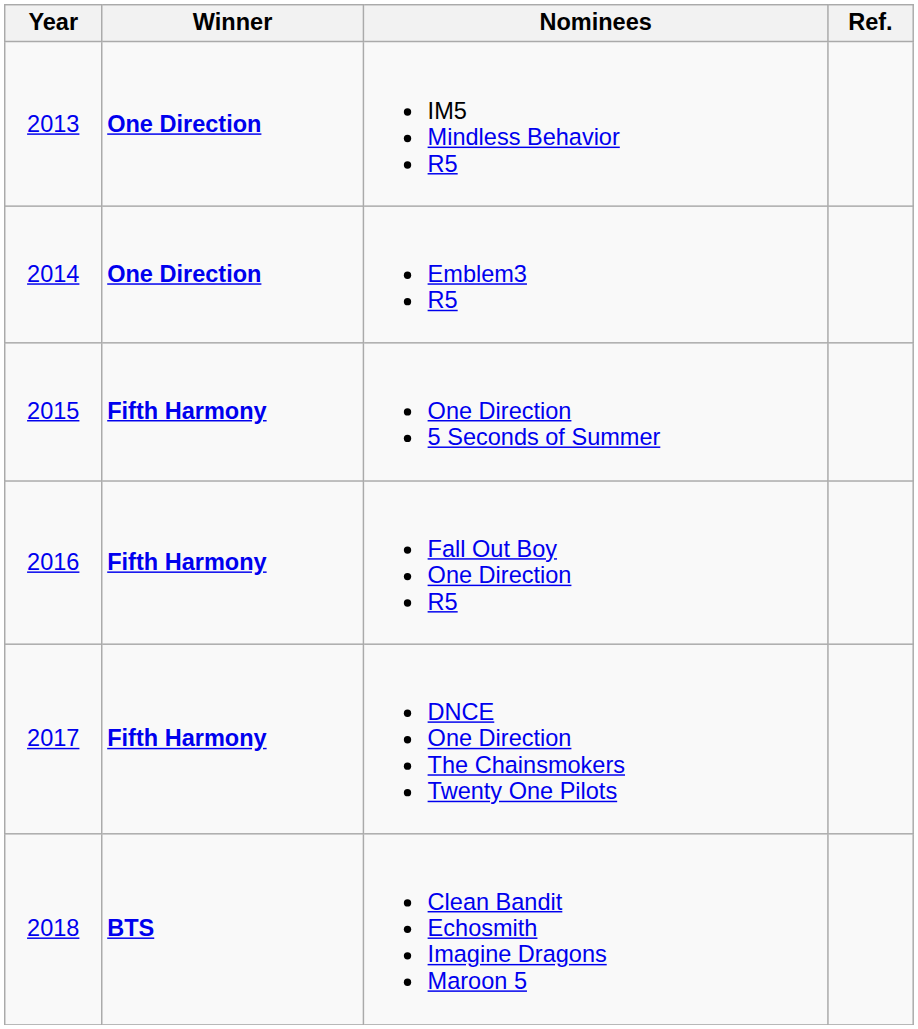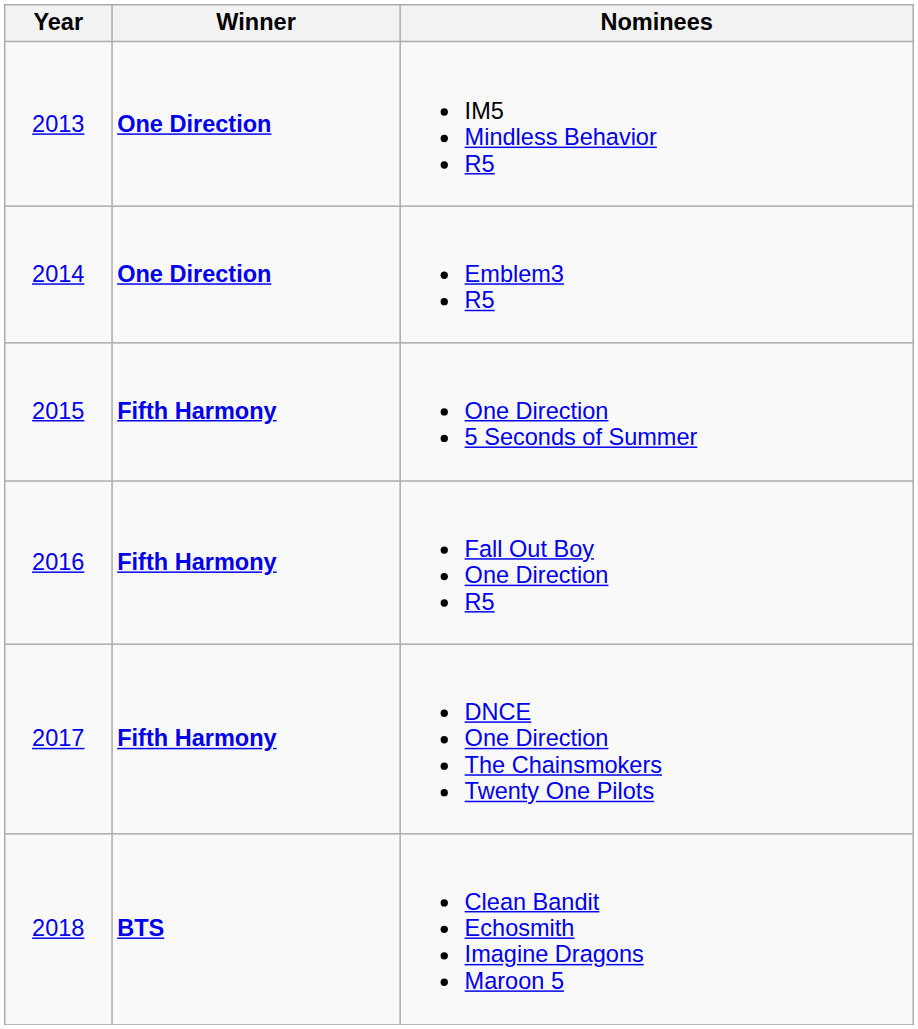- column: (870, 23)
